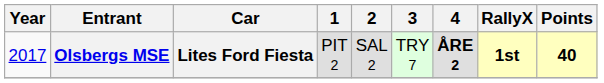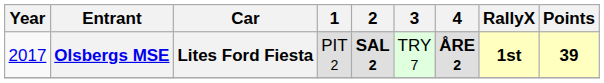(372, 55) normal -> (373, 55) bold
(567, 55) 40 -> (569, 55) 39
